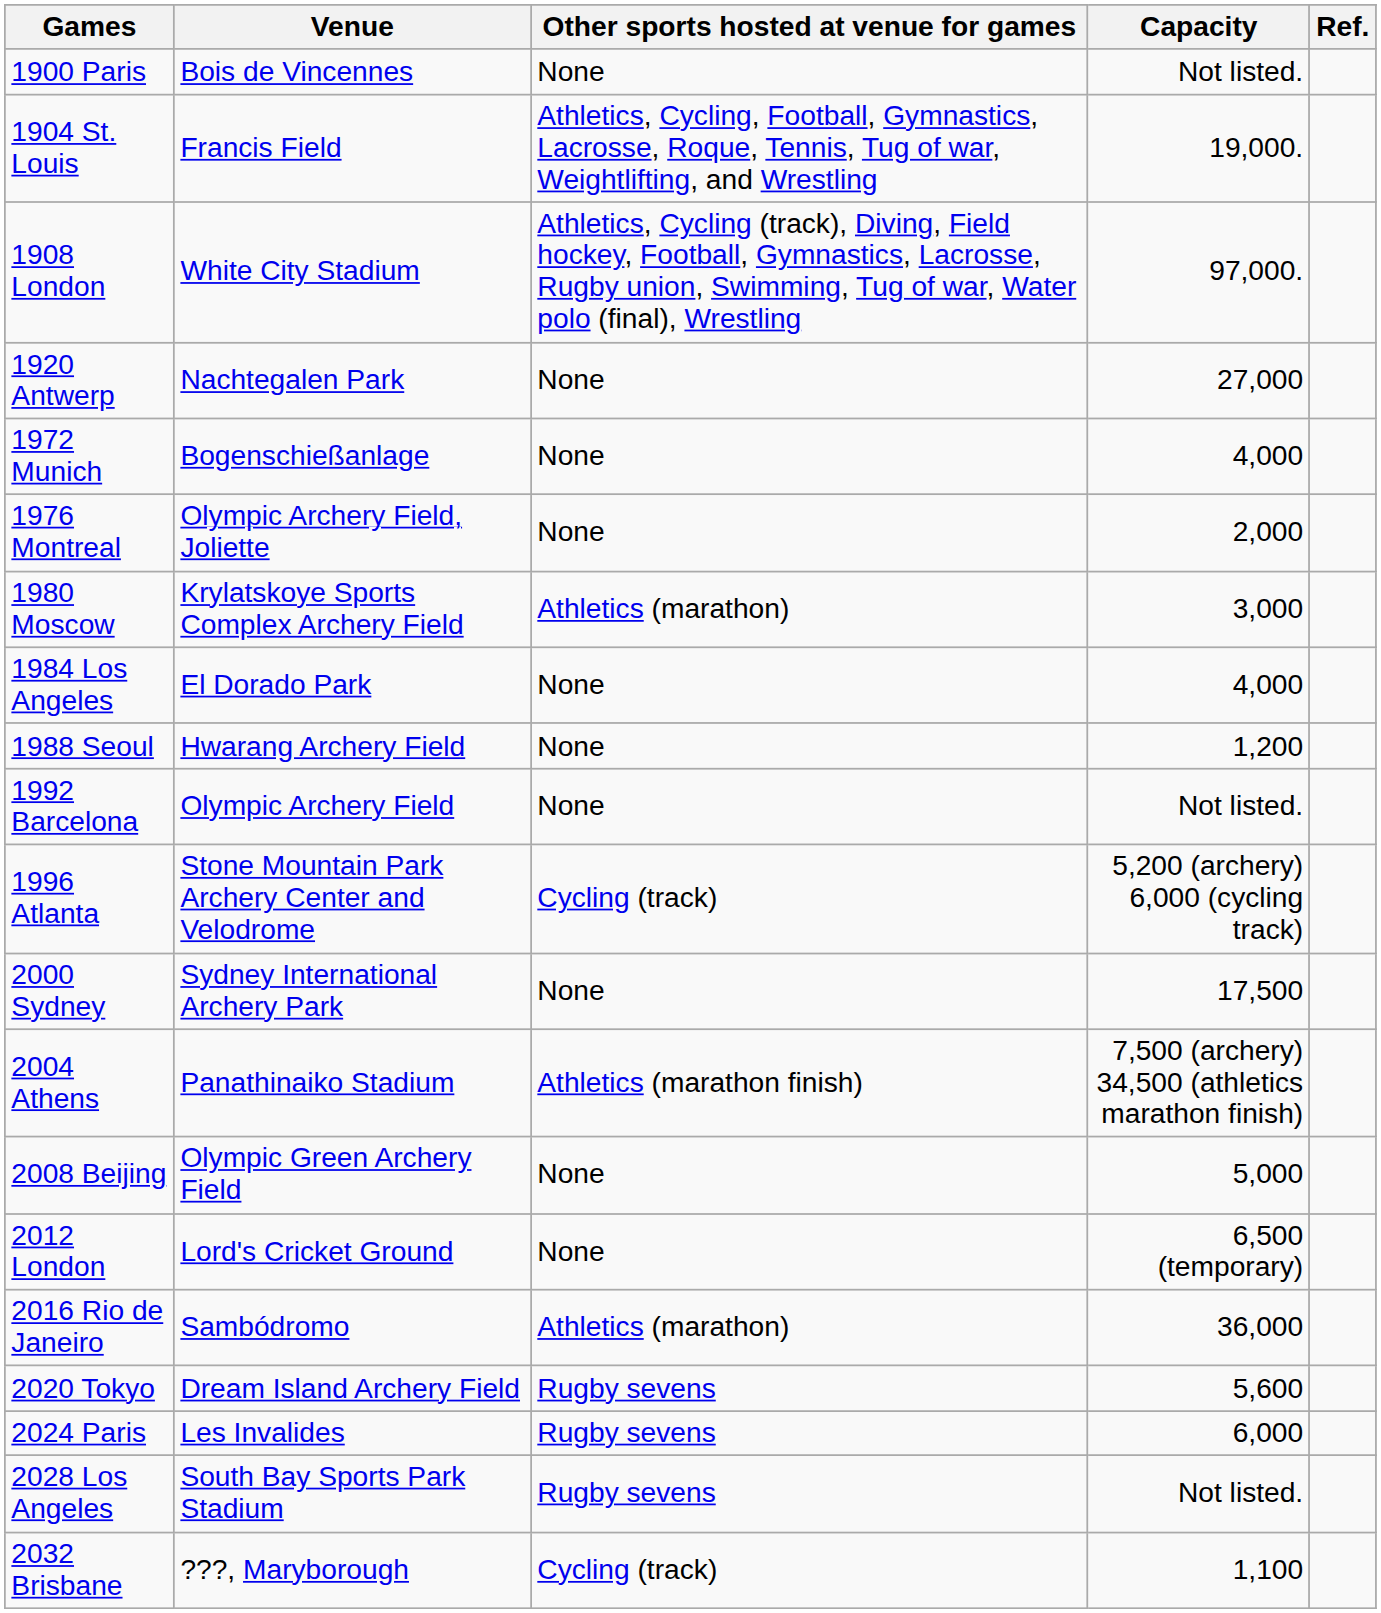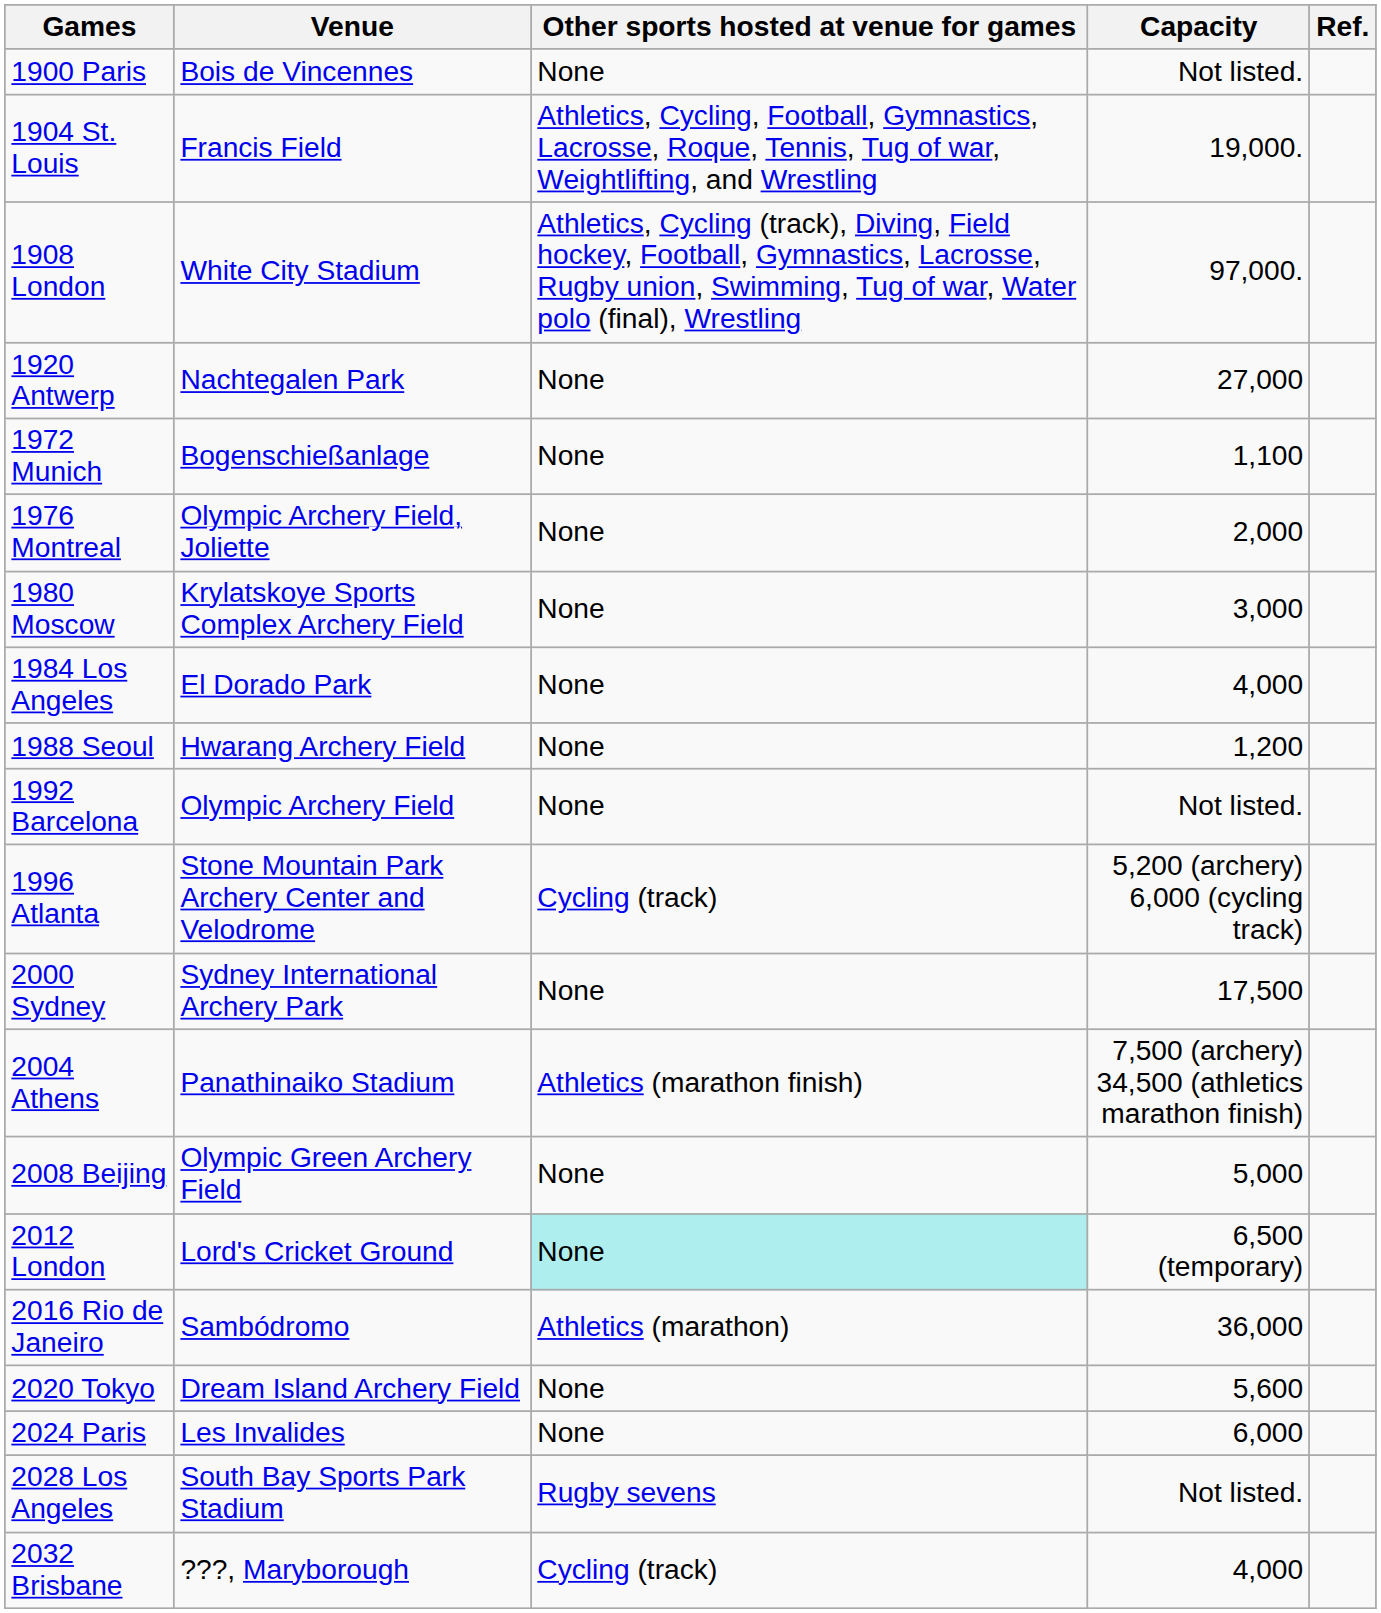(1268, 456) 4,000 -> (1268, 456) 1,100
(663, 608) Athletics (marathon) -> (571, 608) None
(571, 1251) no background -> (571, 1251) paleturquoise background
(627, 1387) Rugby sevens -> (571, 1387) None
(627, 1432) Rugby sevens -> (571, 1432) None
(1268, 1569) 1,100 -> (1268, 1569) 4,000
